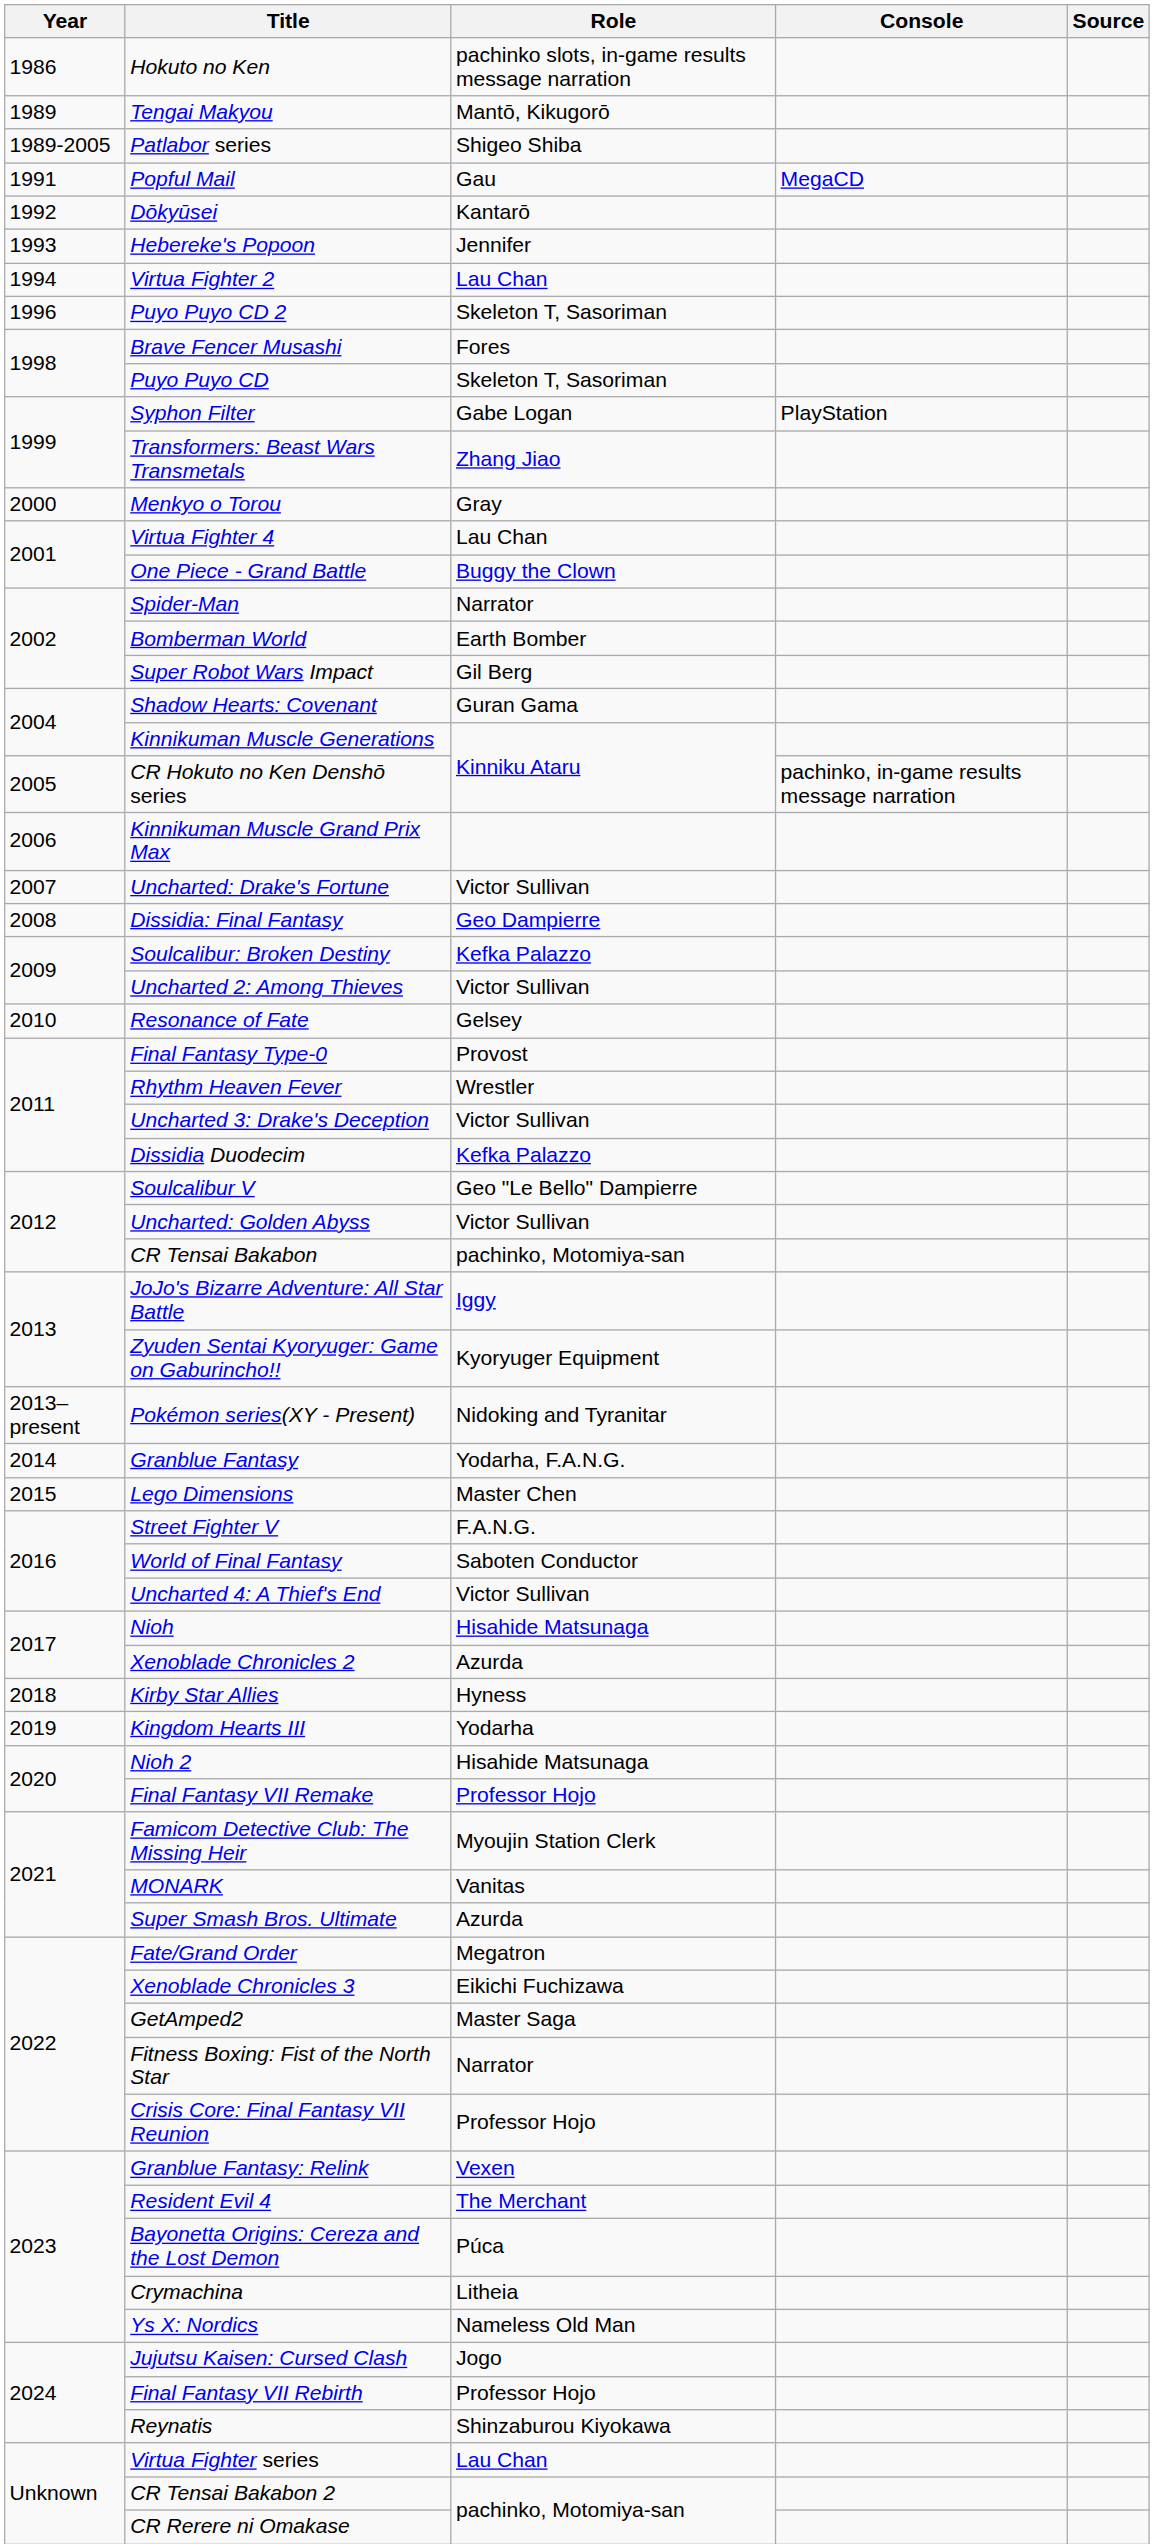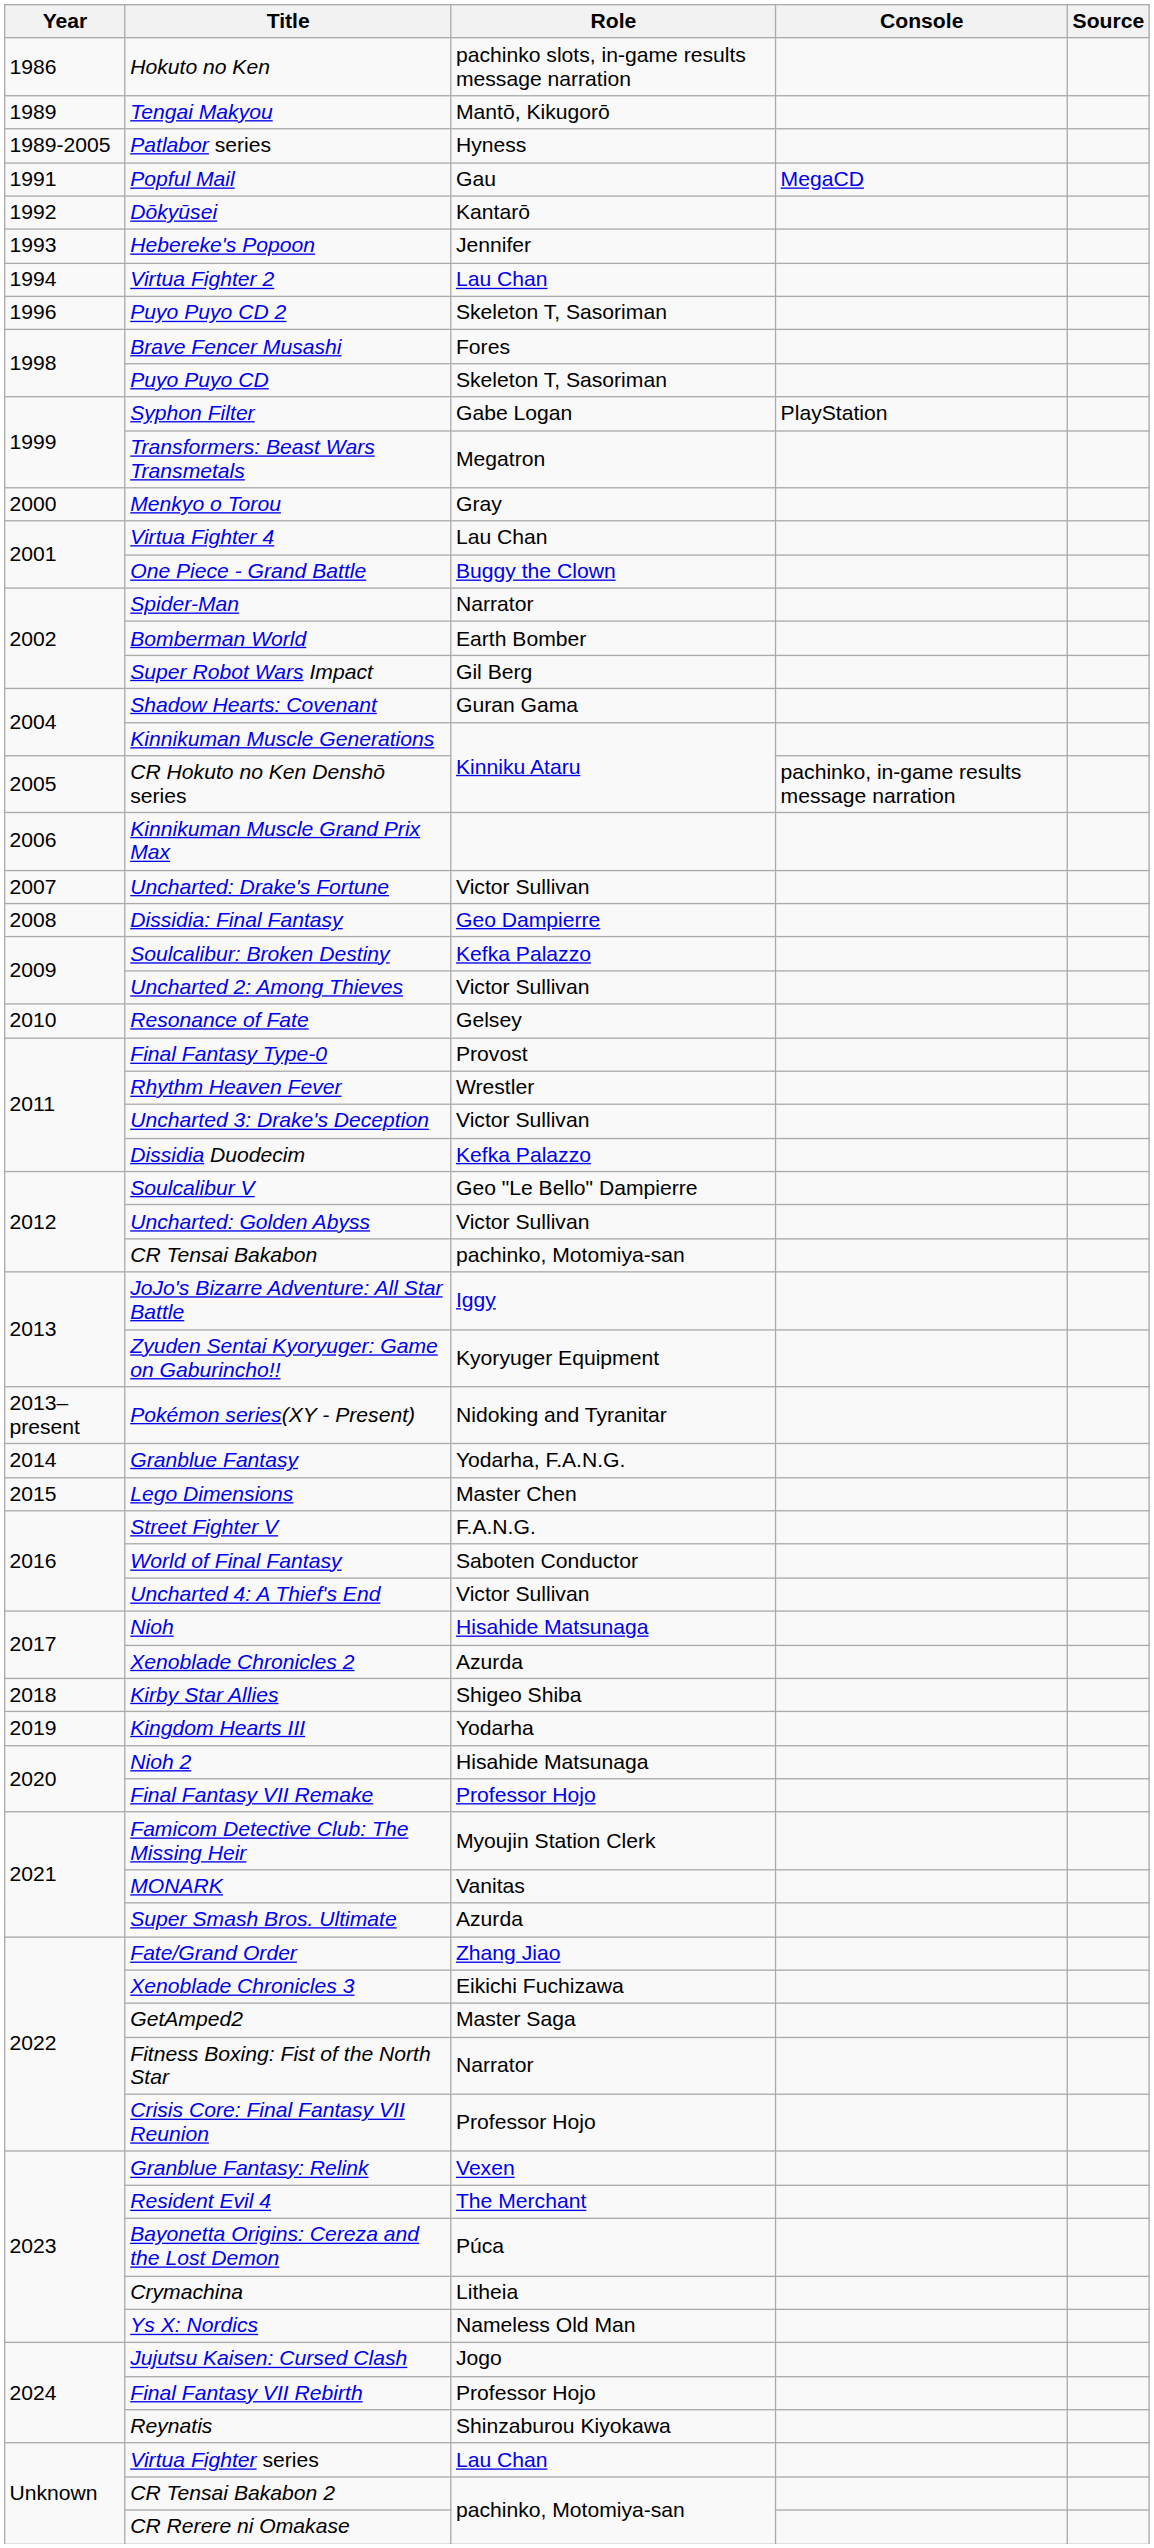(519, 145) Shigeo Shiba -> (491, 145) Hyness
(508, 458) Zhang Jiao -> (501, 458) Megatron
(491, 1694) Hyness -> (519, 1694) Shigeo Shiba
(501, 1953) Megatron -> (508, 1953) Zhang Jiao
